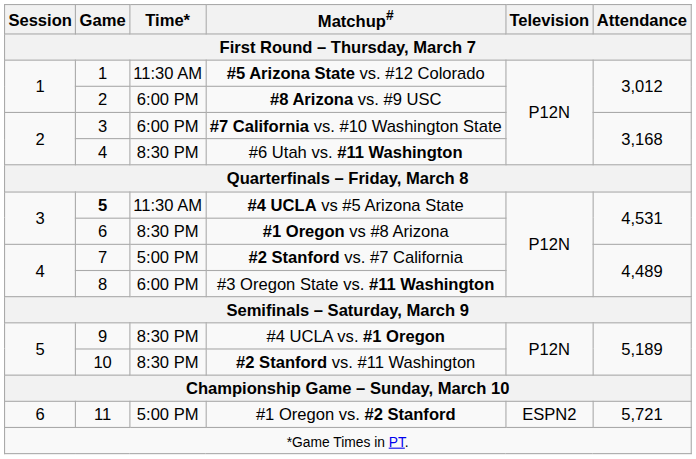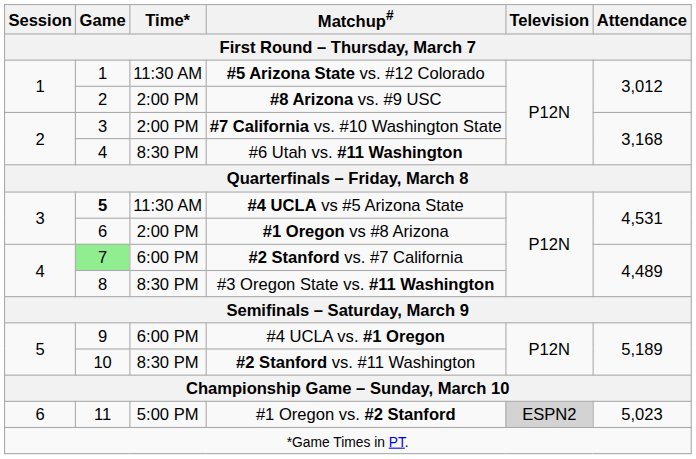(168, 100) 6:00 PM -> (168, 100) 2:00 PM
(168, 126) 6:00 PM -> (168, 126) 2:00 PM
(168, 231) 8:30 PM -> (168, 231) 2:00 PM
(103, 257) no background -> (103, 257) lightgreen background
(168, 257) 5:00 PM -> (168, 257) 6:00 PM
(168, 283) 6:00 PM -> (168, 283) 8:30 PM
(168, 336) 8:30 PM -> (168, 336) 6:00 PM
(549, 415) no background -> (549, 415) lightgrey background
(642, 415) 5,721 -> (642, 415) 5,023
